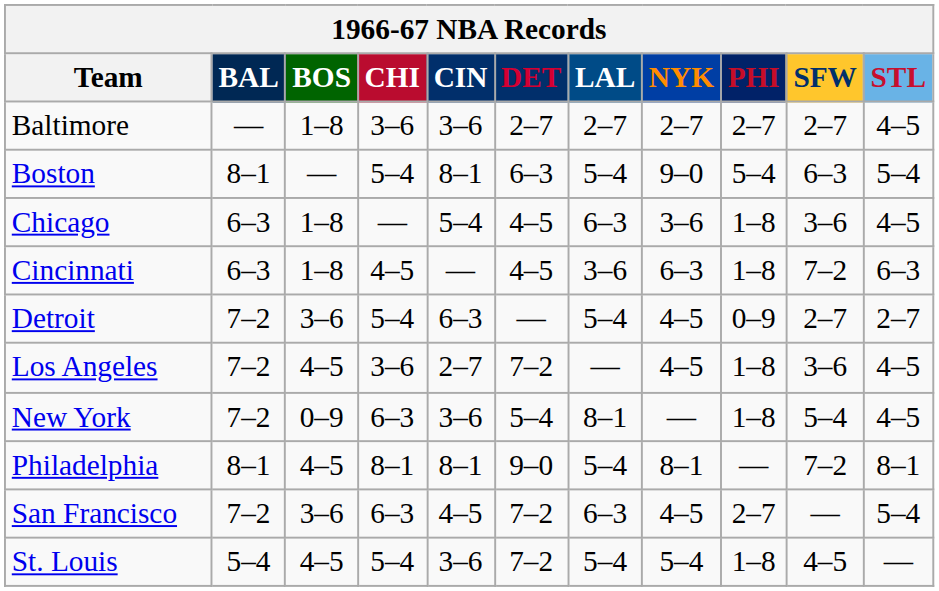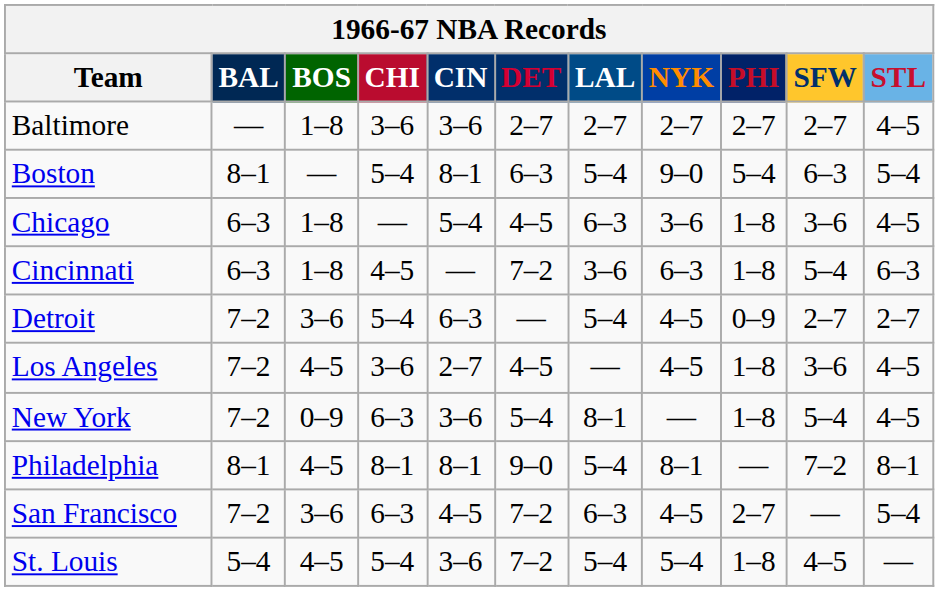(531, 270) 4–5 -> (531, 270) 7–2
(825, 270) 7–2 -> (825, 270) 5–4
(531, 367) 7–2 -> (531, 367) 4–5
